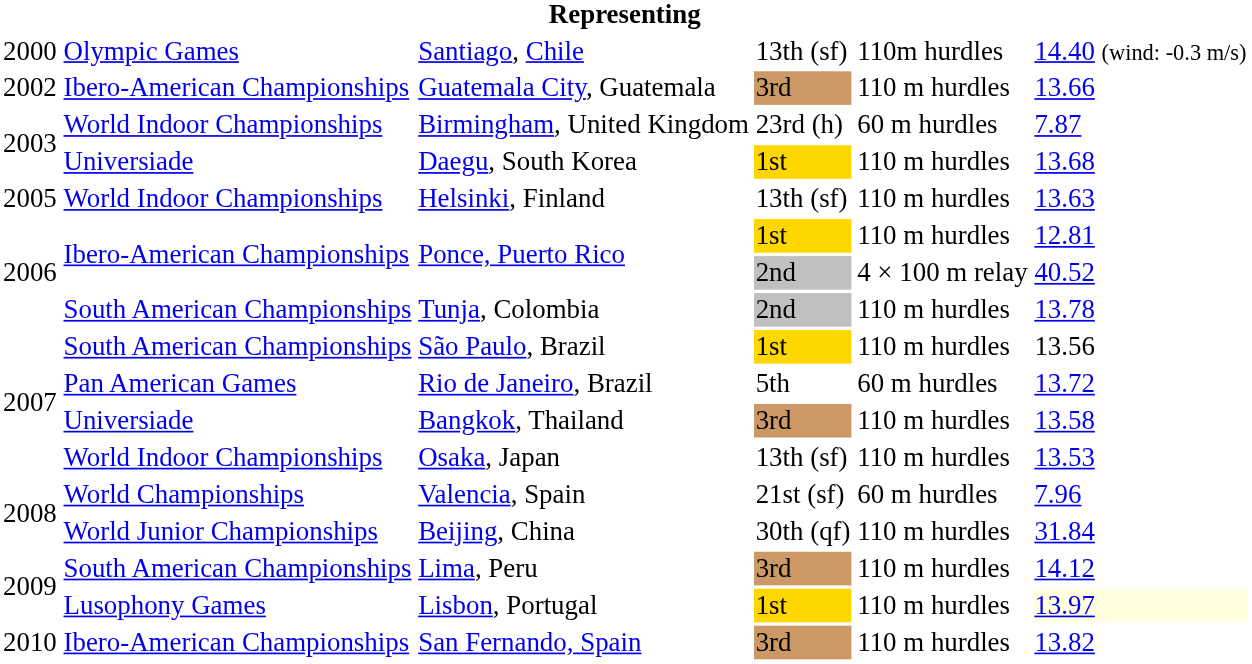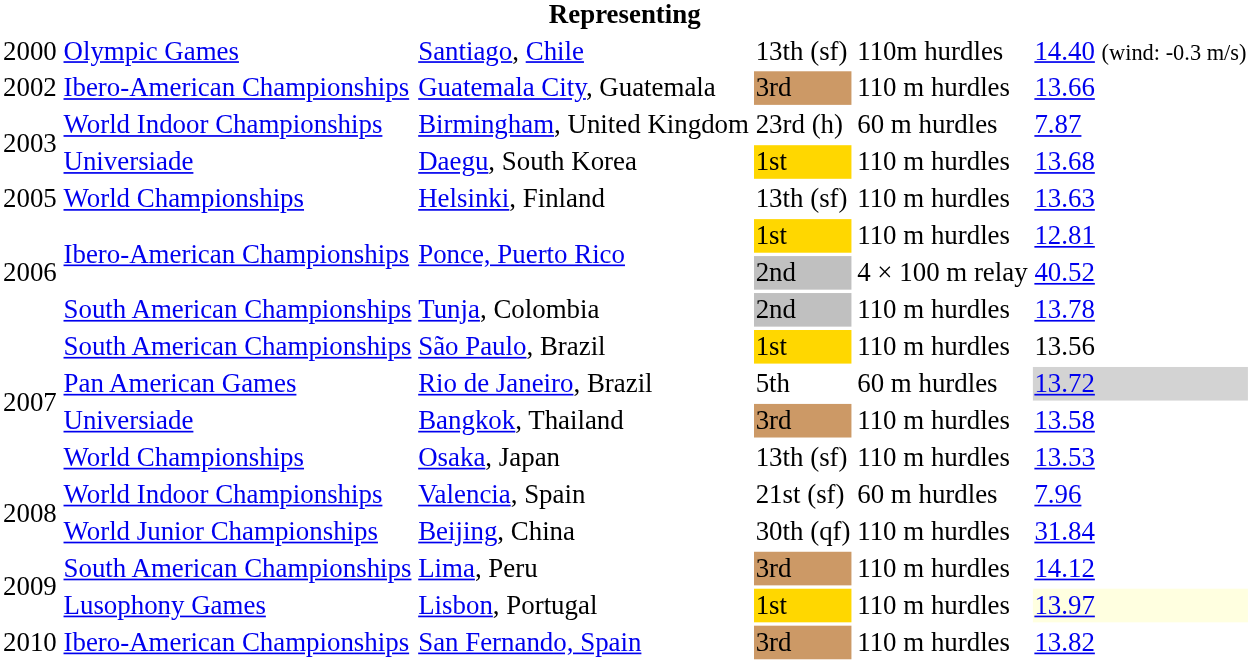(223, 198) World Indoor Championships -> (184, 198) World Championships
(1065, 383) no background -> (1065, 383) lightgrey background
(223, 457) World Indoor Championships -> (184, 457) World Championships
(184, 494) World Championships -> (223, 494) World Indoor Championships
